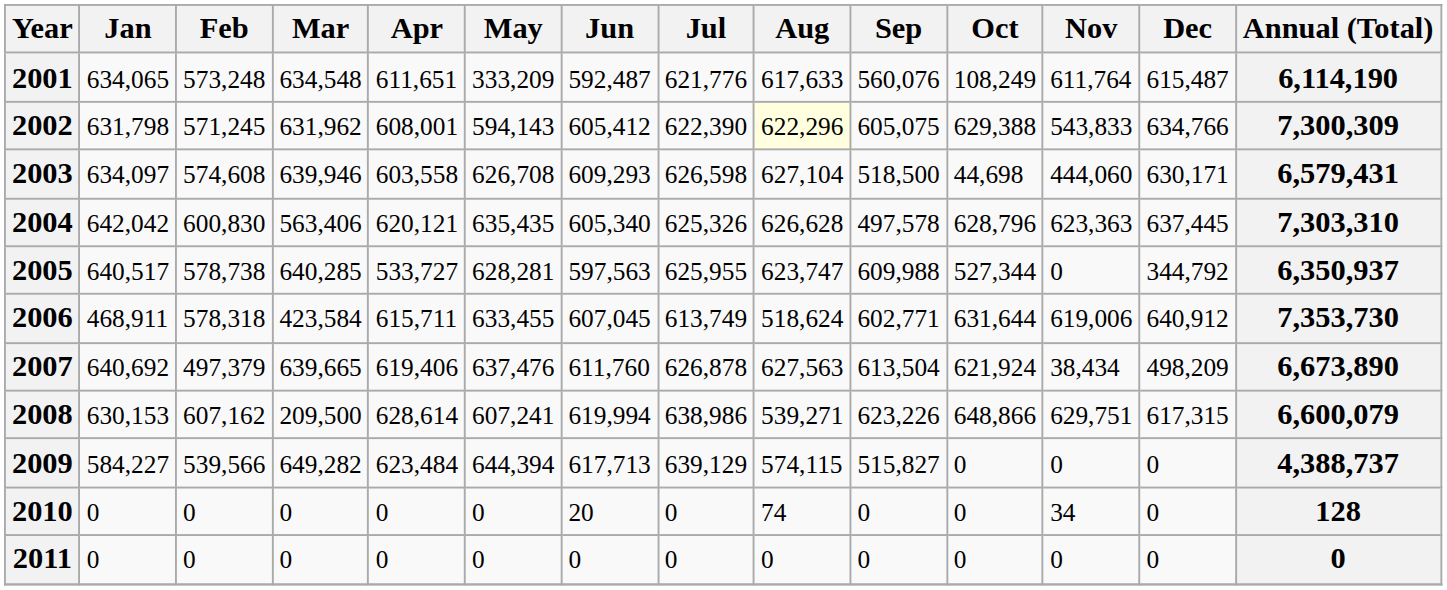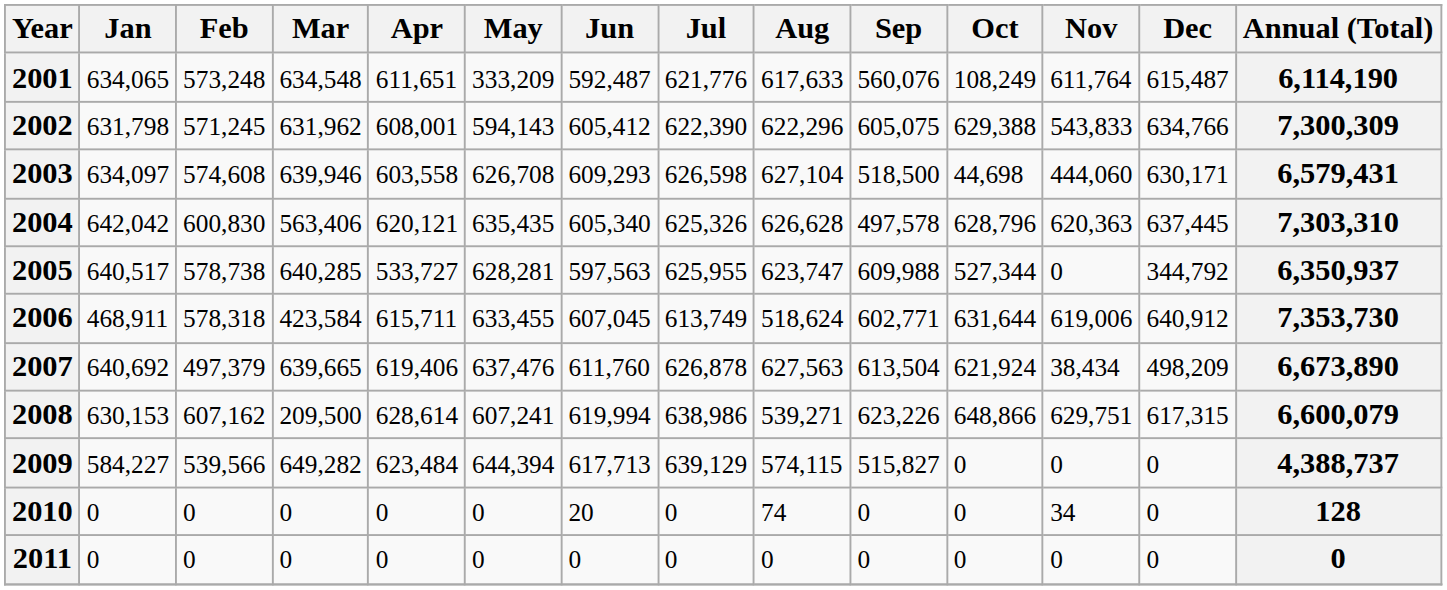(802, 126) lightyellow background -> (802, 126) no background
(1091, 223) 623,363 -> (1091, 223) 620,363
